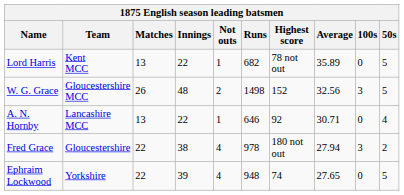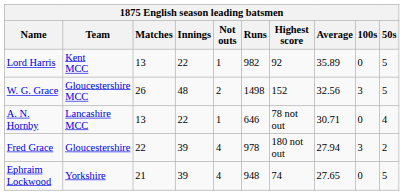(251, 63) 682 -> (251, 63) 982
(285, 63) 78 not out -> (277, 63) 92
(277, 119) 92 -> (285, 119) 78 not out
(183, 147) 38 -> (183, 147) 39
(140, 176) 22 -> (140, 176) 21
